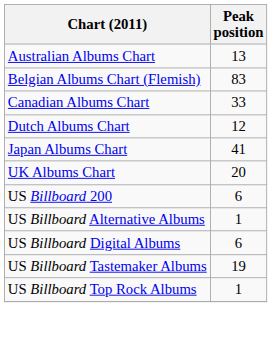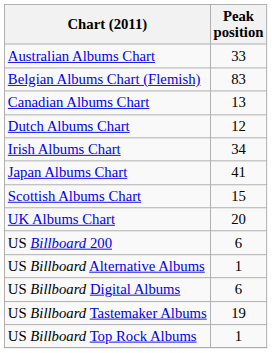(239, 56) 13 -> (239, 56) 33
(239, 102) 33 -> (239, 102) 13
+ row: (64, 149)
+ row: (75, 196)
